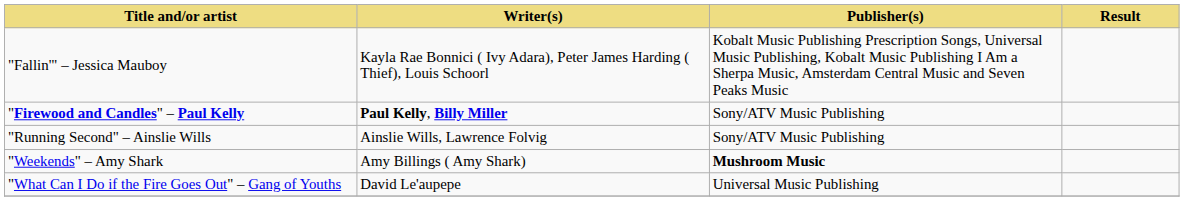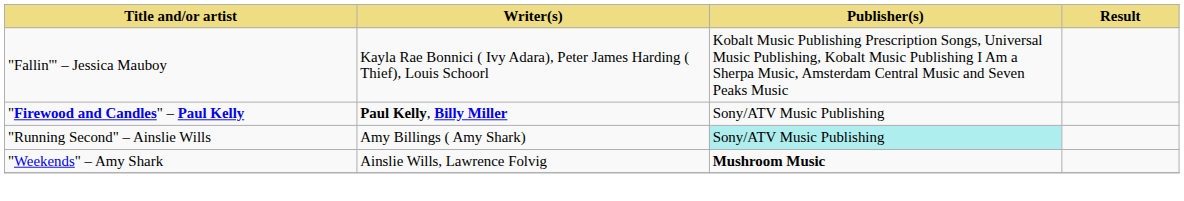(454, 137) Ainslie Wills, Lawrence Folvig -> (443, 137) Amy Billings ( Amy Shark)
(798, 137) no background -> (798, 137) paleturquoise background
(443, 160) Amy Billings ( Amy Shark) -> (454, 160) Ainslie Wills, Lawrence Folvig
- row: (175, 184)
